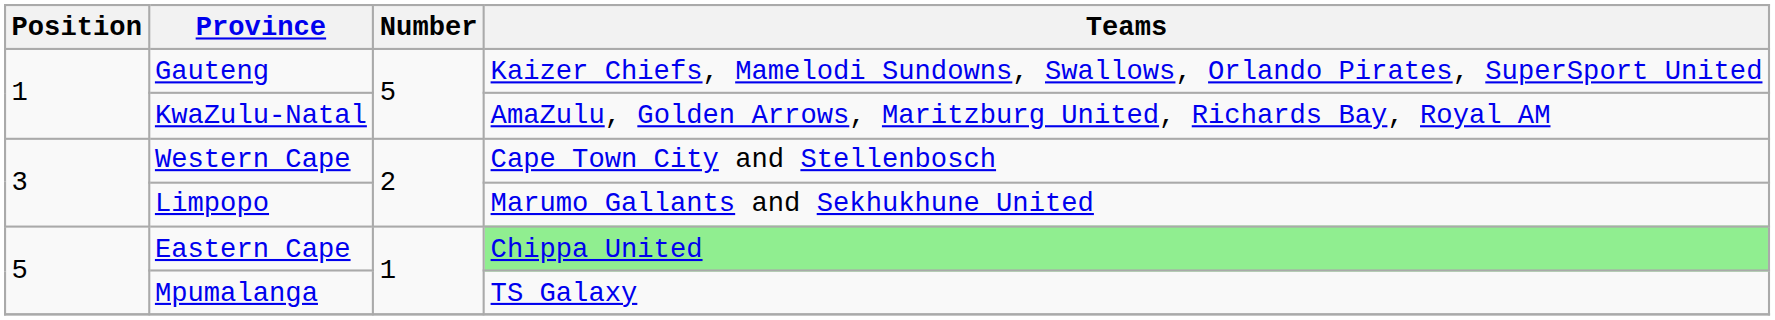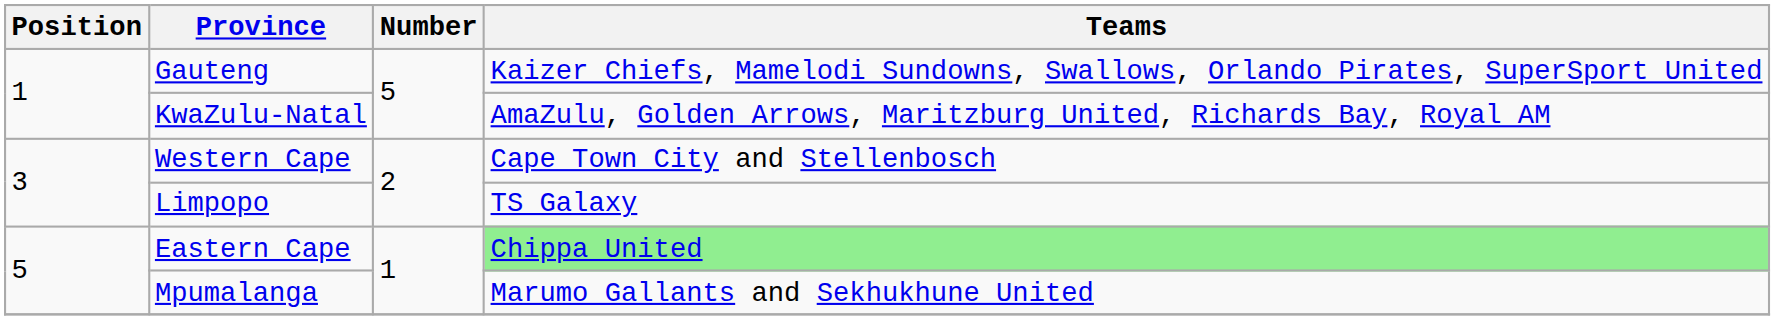(792, 204) Marumo Gallants and Sekhukhune United -> (564, 204) TS Galaxy
(564, 293) TS Galaxy -> (792, 293) Marumo Gallants and Sekhukhune United
